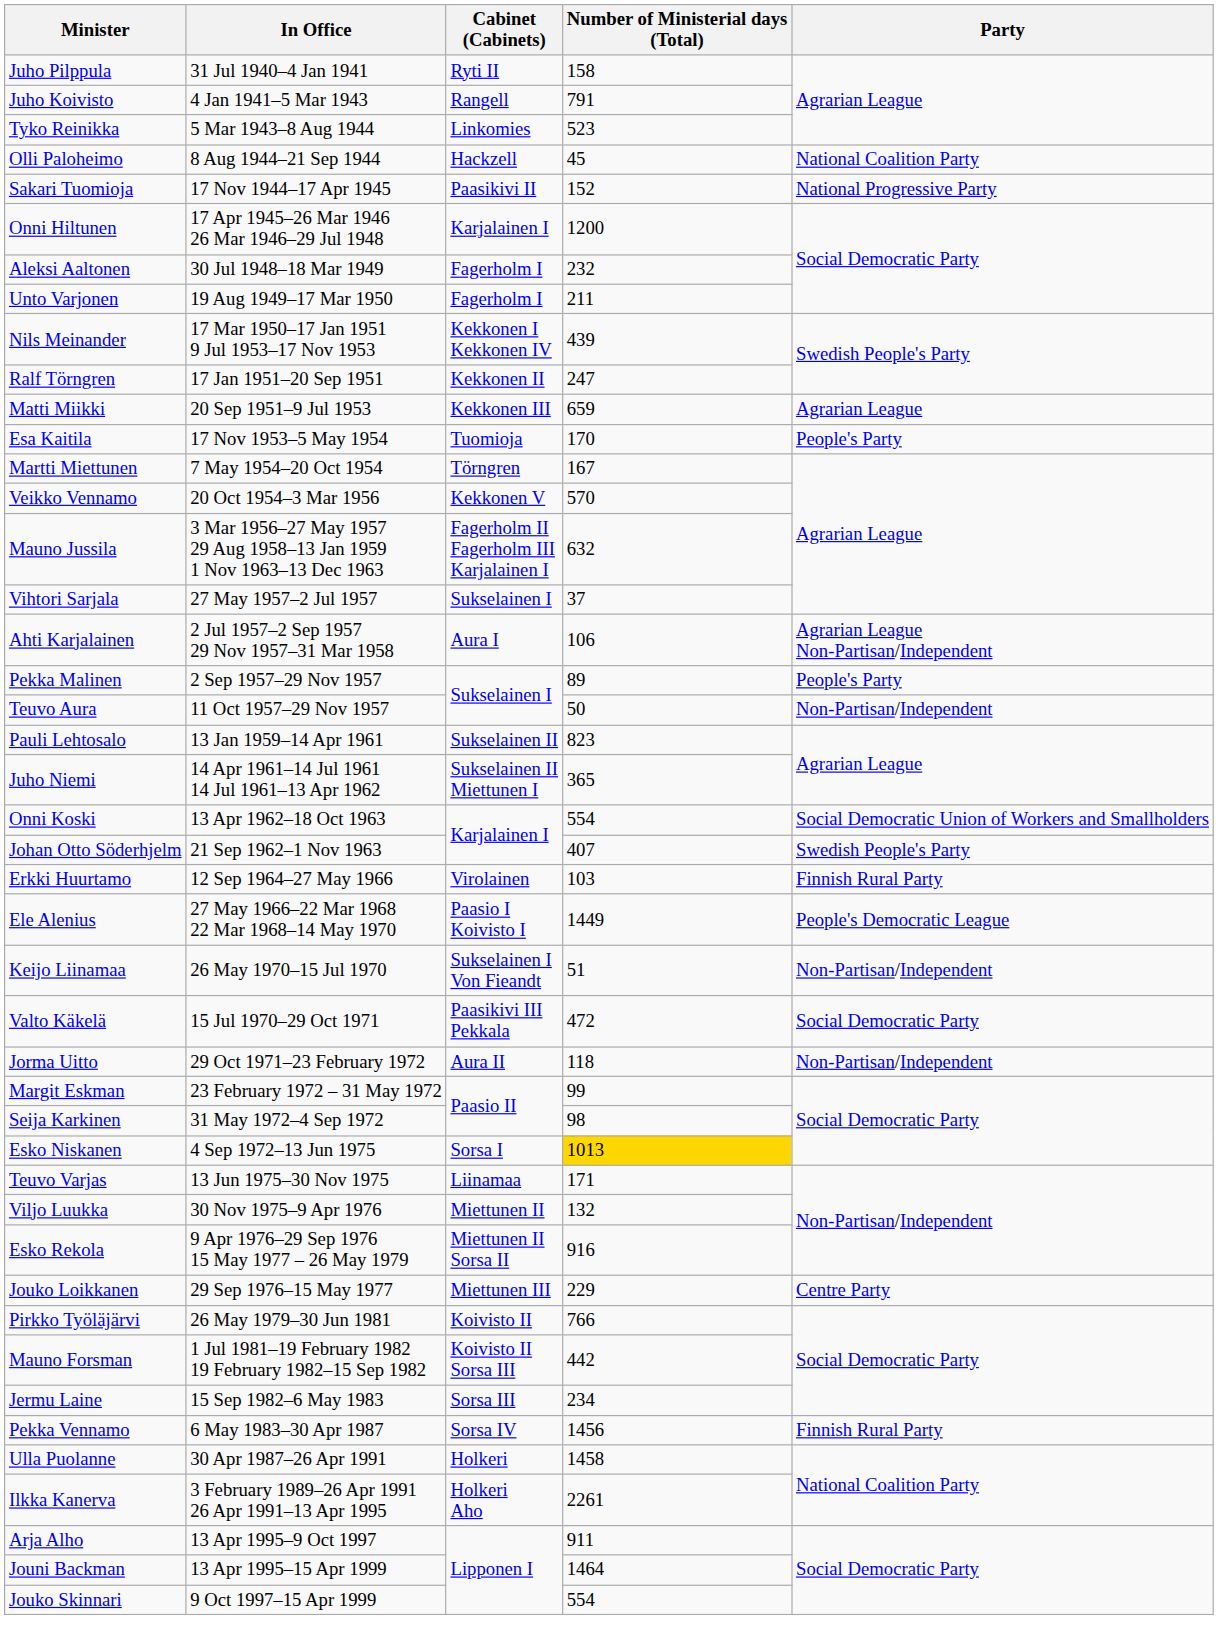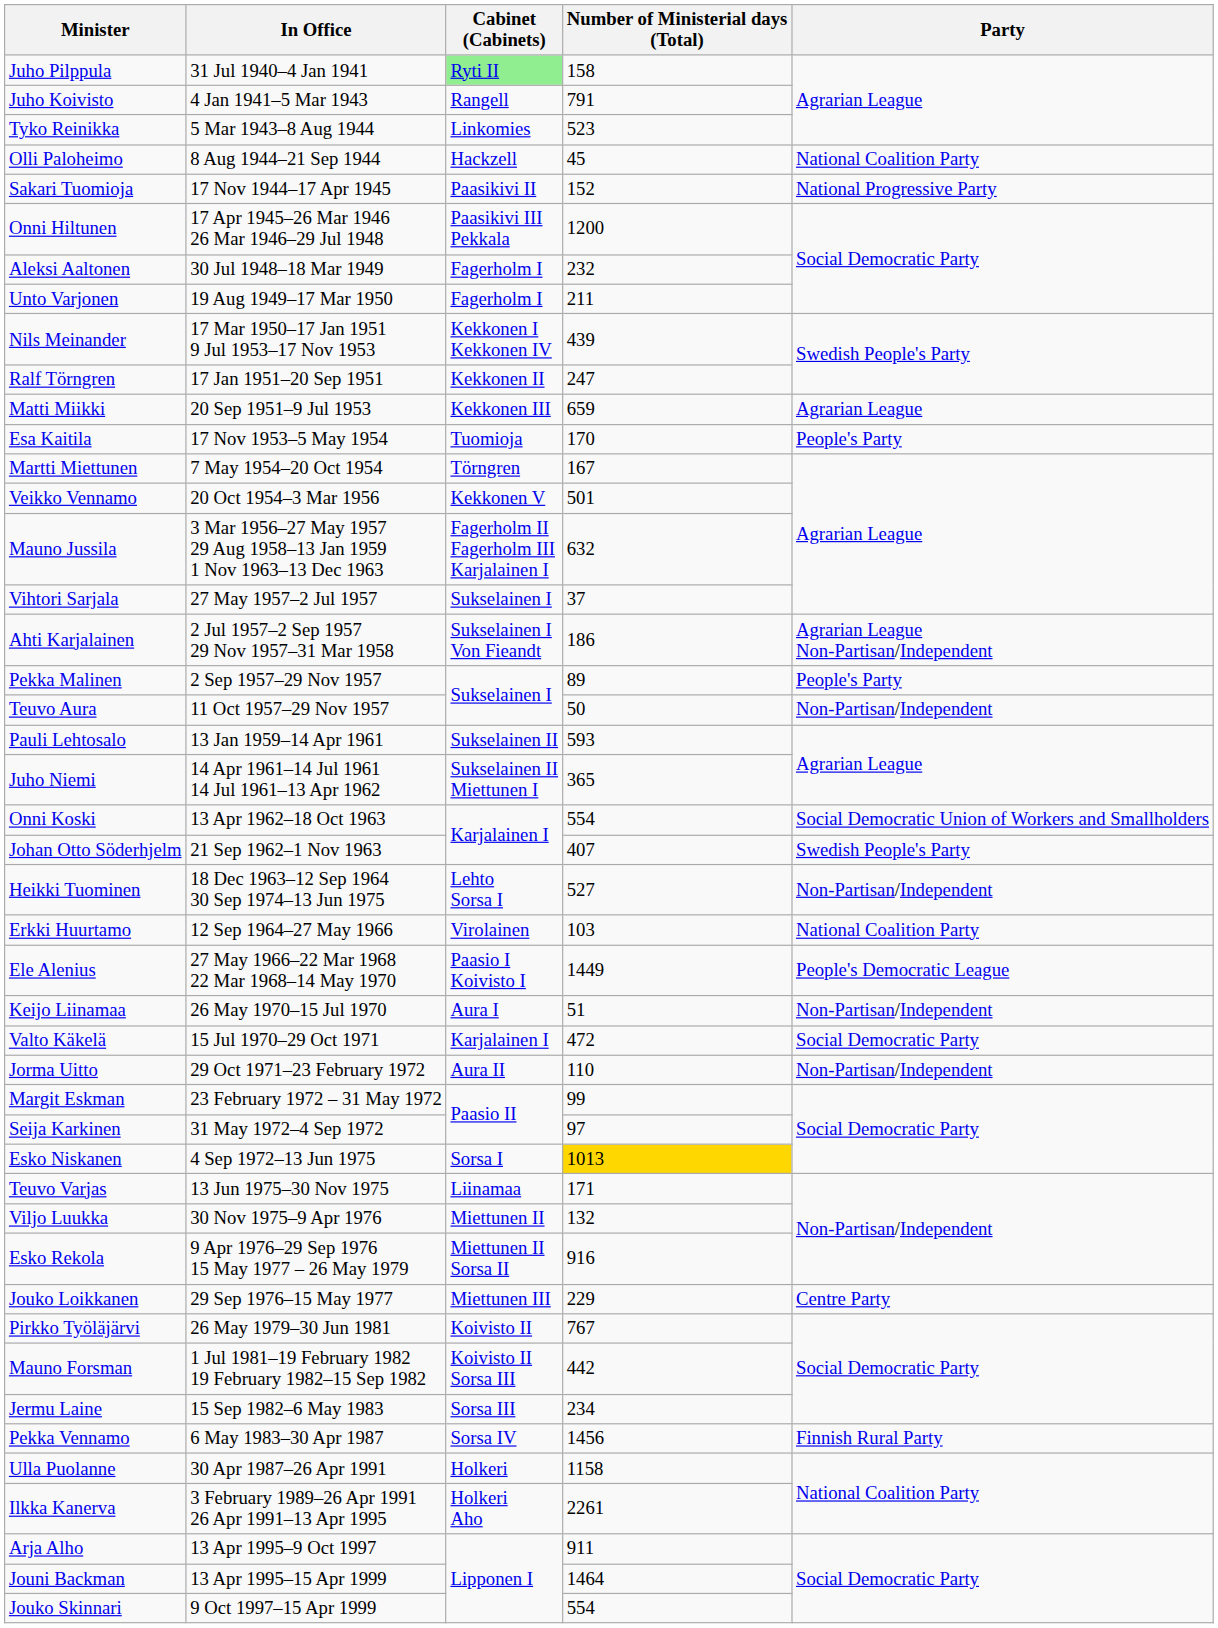(475, 70) no background -> (475, 70) lightgreen background
(500, 229) Karjalainen I -> (496, 229) Paasikivi III Pekkala
(581, 498) 570 -> (581, 498) 501
(475, 639) Aura I -> (501, 639) Sukselainen I Von Fieandt
(581, 639) 106 -> (581, 639) 186
(581, 739) 823 -> (581, 739) 593
+ row: (75, 889)
(869, 879) Finnish Rural Party -> (887, 930) National Coalition Party
(501, 970) Sukselainen I Von Fieandt -> (475, 1010) Aura I
(496, 1021) Paasikivi III Pekkala -> (500, 1040) Karjalainen I
(580, 1061) 118 -> (580, 1069) 110
(576, 1120) 98 -> (576, 1129) 97
(581, 1319) 766 -> (581, 1328) 767
(585, 1459) 1458 -> (585, 1468) 1158
